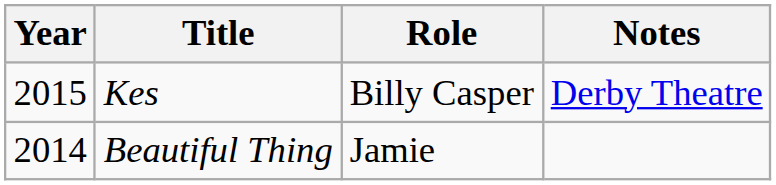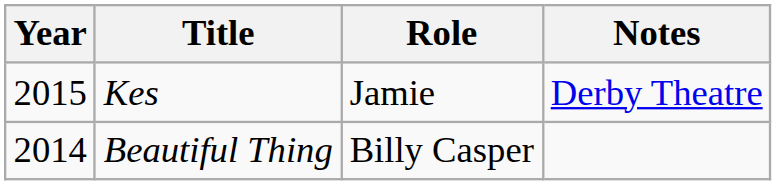(442, 91) Billy Casper -> (392, 91) Jamie
(392, 149) Jamie -> (442, 149) Billy Casper
